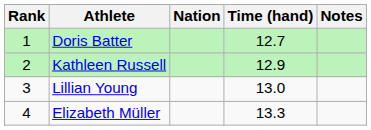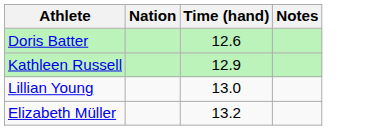- column: (27, 16)
(270, 40) 12.7 -> (226, 40) 12.6
(270, 112) 13.3 -> (226, 112) 13.2
